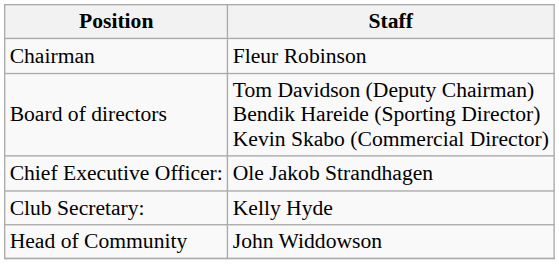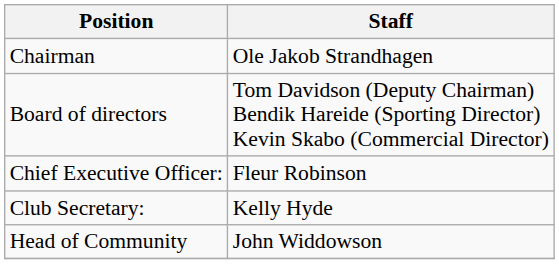(300, 55) Fleur Robinson -> (333, 55) Ole Jakob Strandhagen
(333, 172) Ole Jakob Strandhagen -> (300, 172) Fleur Robinson
